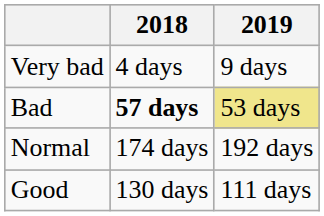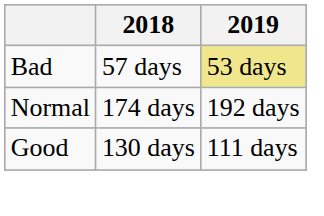- row: (57, 66)
(157, 107) bold -> (142, 66) normal
